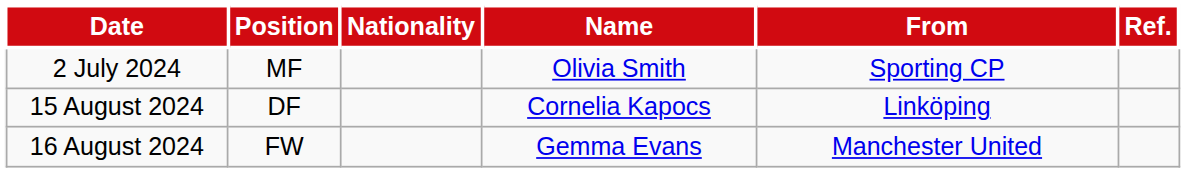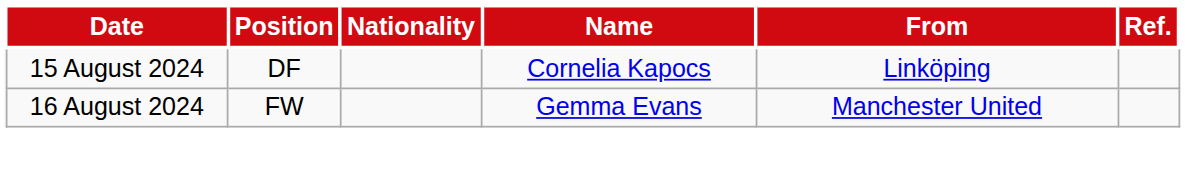- row: (117, 68)
